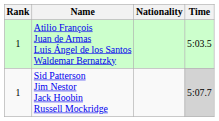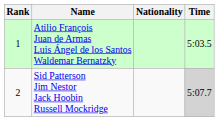(18, 92) 1 -> (18, 92) 2
